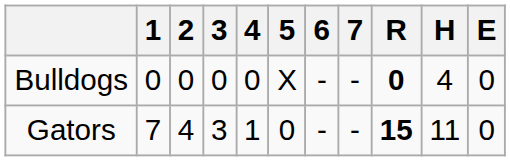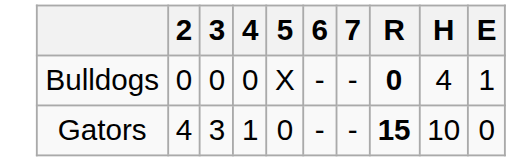- column: (153, 30)
(487, 80) 0 -> (487, 80) 1
(445, 129) 11 -> (444, 129) 10
